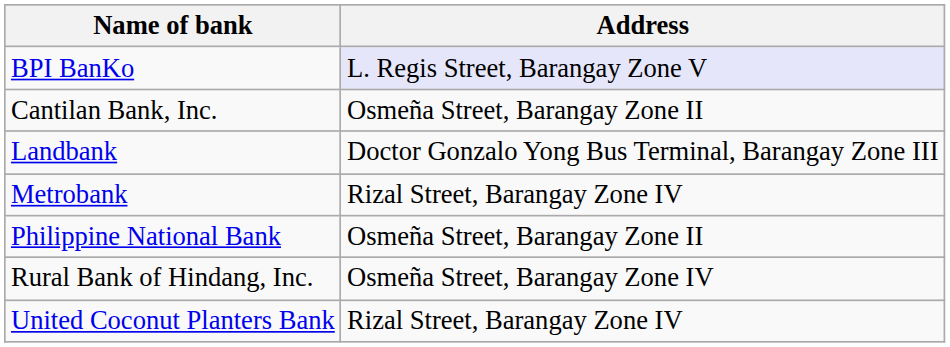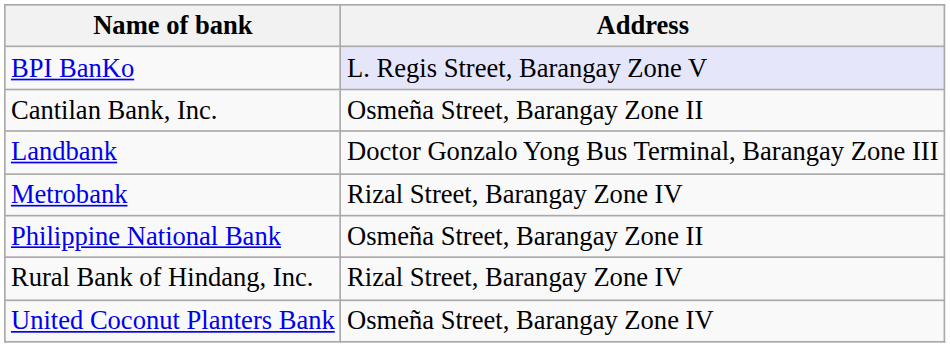(530, 278) Osmeña Street, Barangay Zone IV -> (515, 278) Rizal Street, Barangay Zone IV
(515, 320) Rizal Street, Barangay Zone IV -> (530, 320) Osmeña Street, Barangay Zone IV
